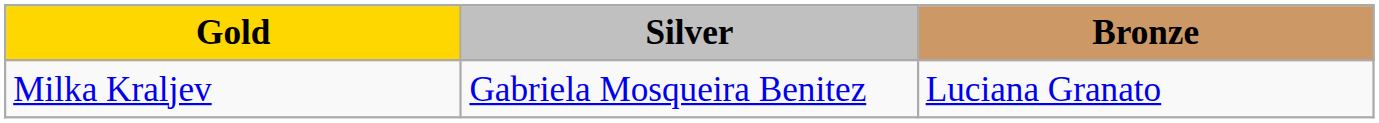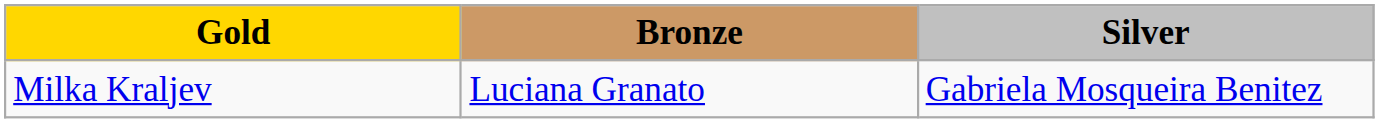columns swapped: (689, 32) <-> (1146, 32)
